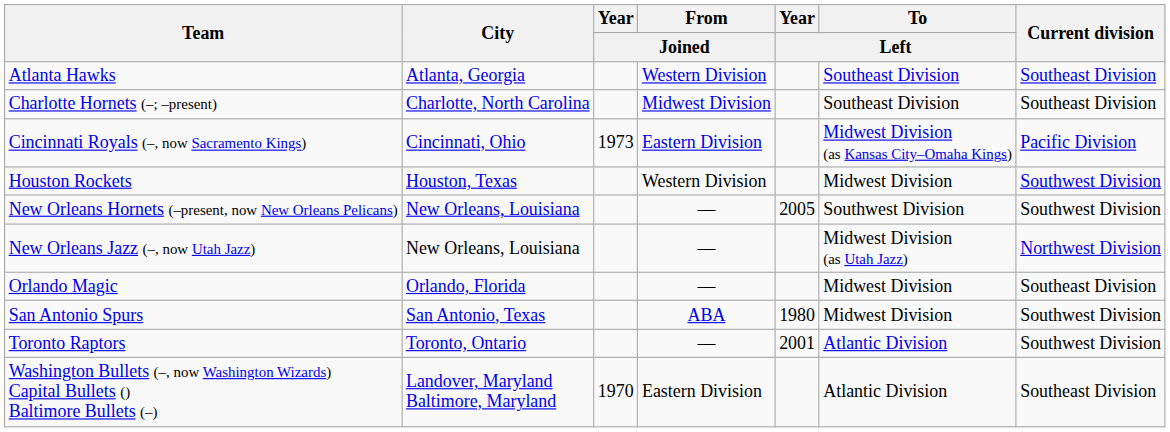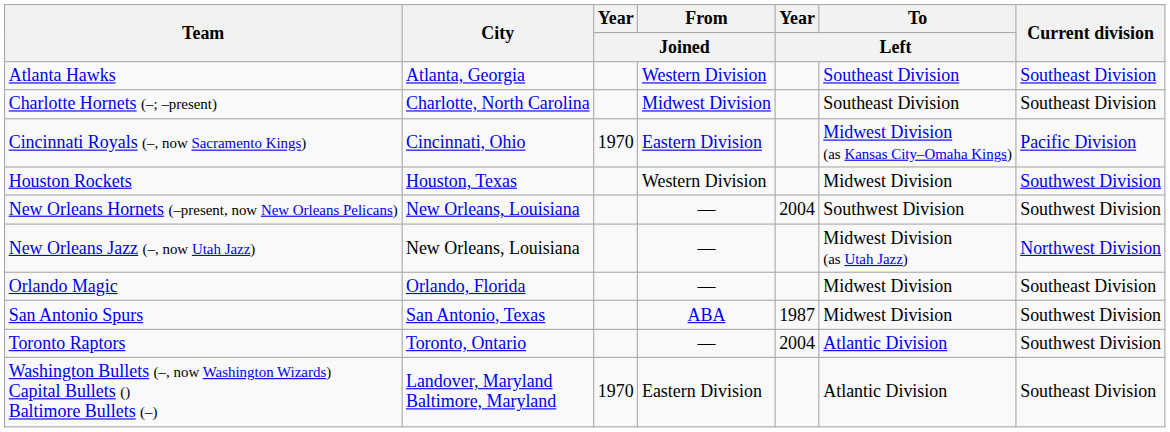(616, 142) 1973 -> (616, 142) 1970
(797, 209) 2005 -> (797, 209) 2004
(797, 314) 1980 -> (797, 314) 1987
(797, 343) 2001 -> (797, 343) 2004
